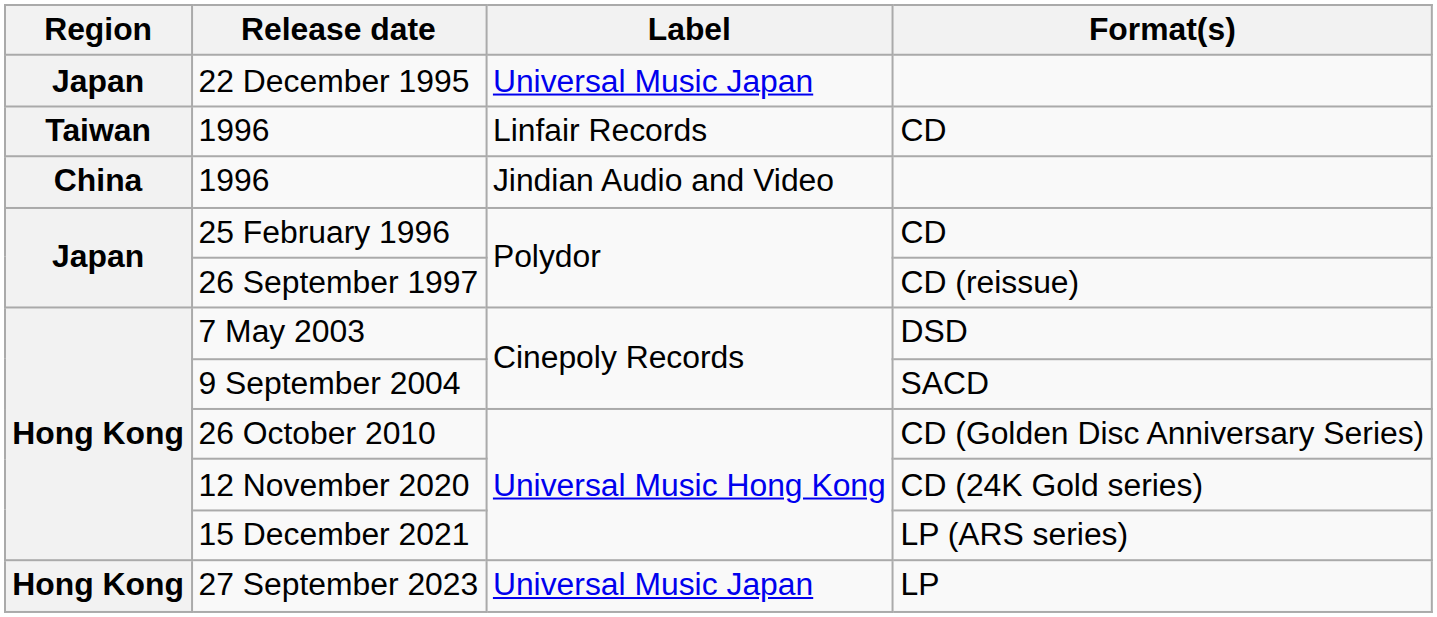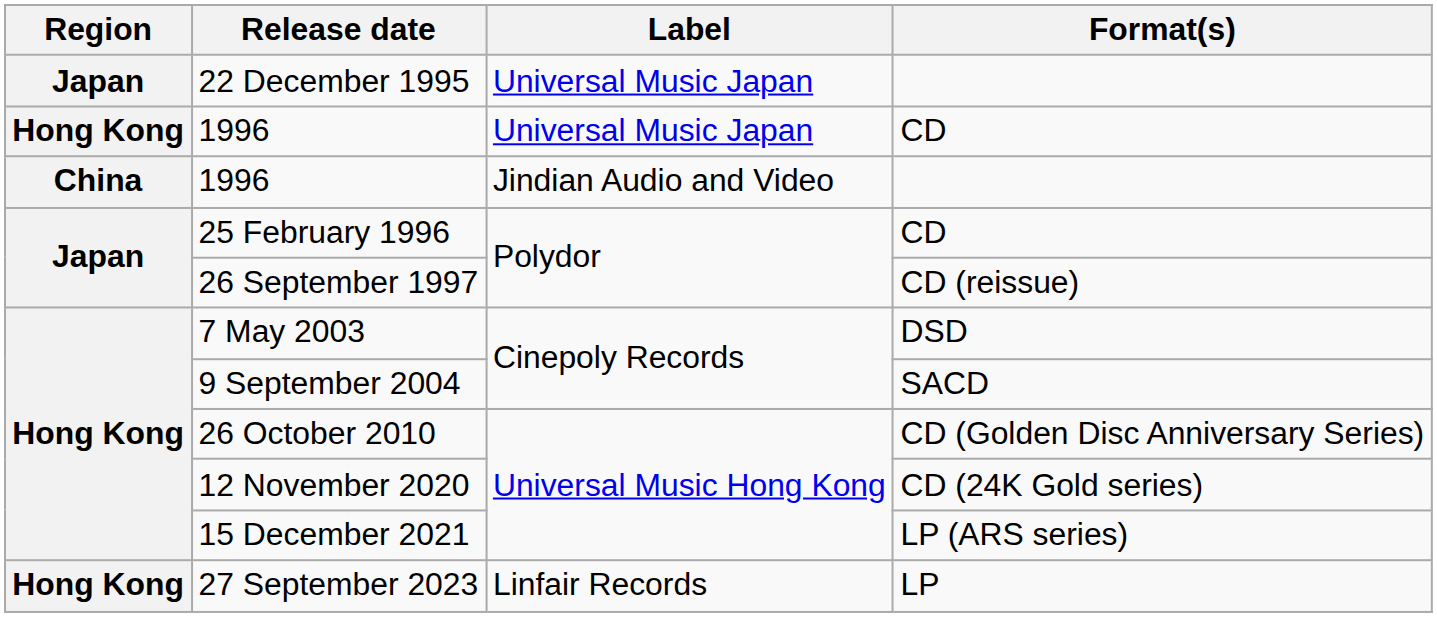(98, 130) Taiwan -> (98, 130) Hong Kong
(600, 130) Linfair Records -> (653, 130) Universal Music Japan
(653, 585) Universal Music Japan -> (600, 585) Linfair Records
